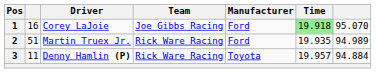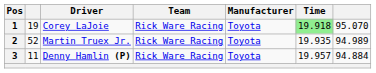(33, 27) 16 -> (33, 27) 19
(179, 27) Joe Gibbs Racing -> (179, 27) Rick Ware Racing
(239, 27) Ford -> (244, 27) Toyota
(33, 42) 51 -> (33, 42) 52
(239, 42) Ford -> (244, 42) Toyota
